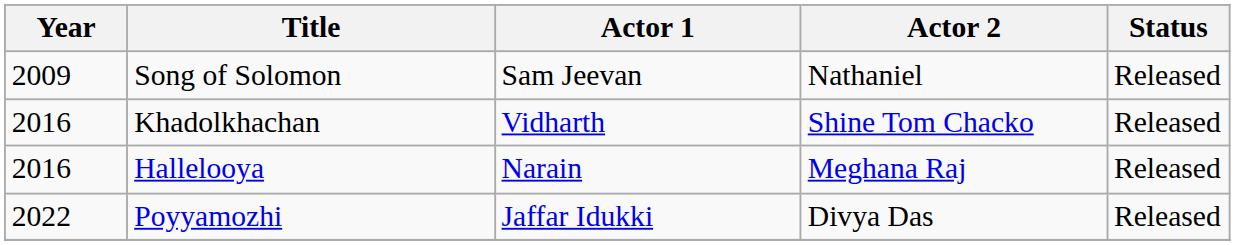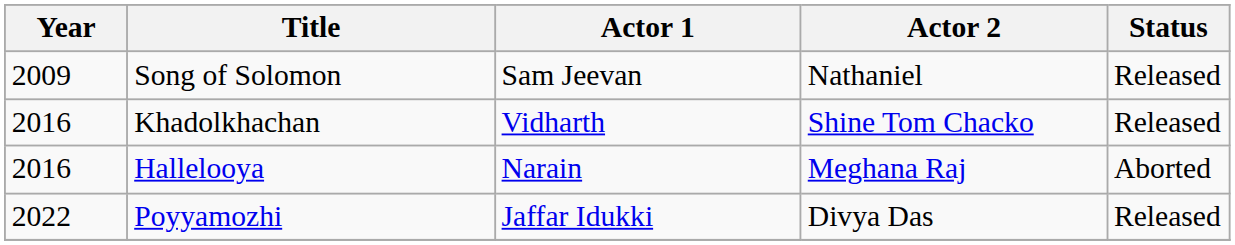(1167, 168) Released -> (1162, 168) Aborted
